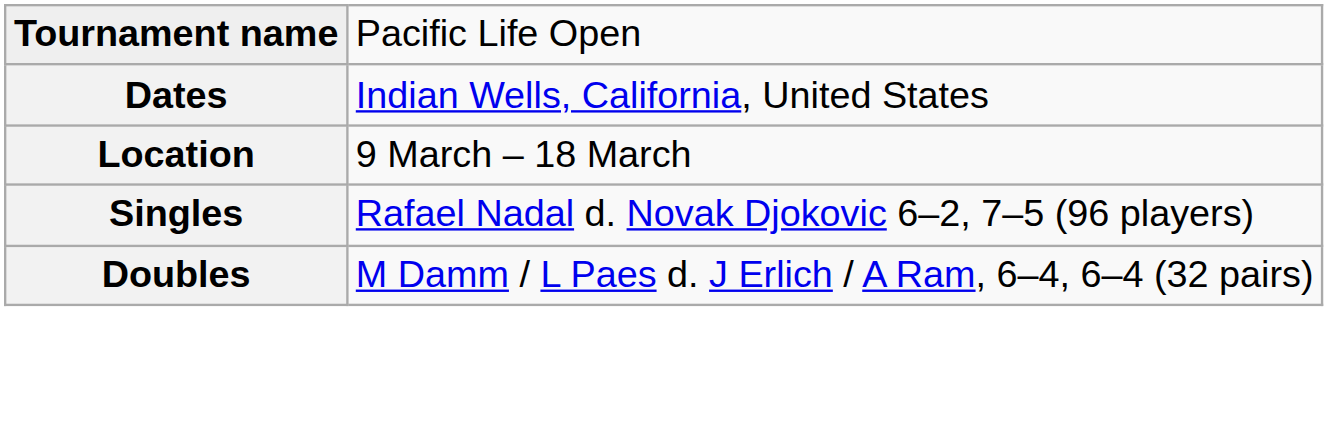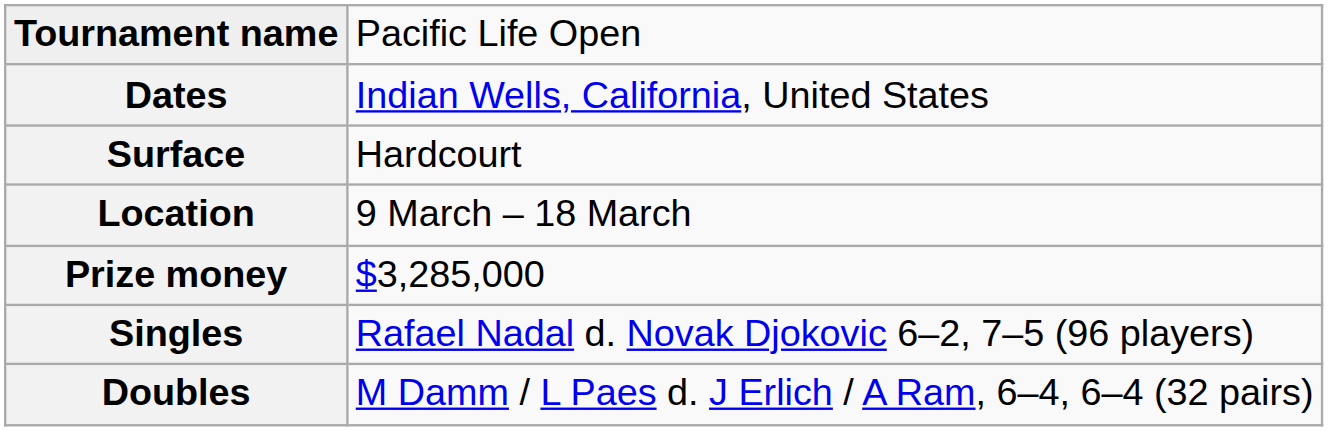+ row: (176, 154)
+ row: (176, 273)
